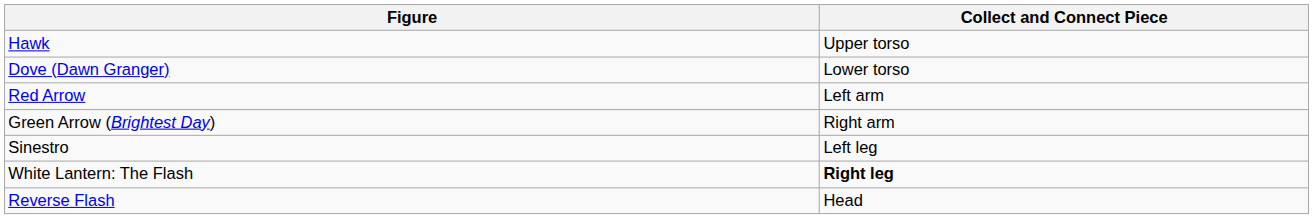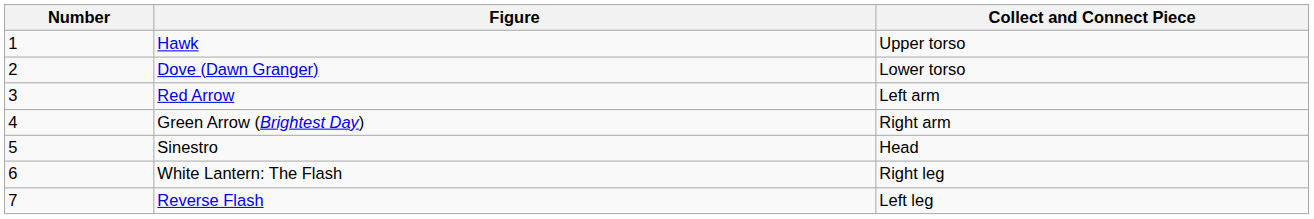+ column: (79, 17)
(850, 148) Left leg -> (899, 148) Head
(859, 174) bold -> (912, 174) normal
(843, 200) Head -> (906, 200) Left leg
